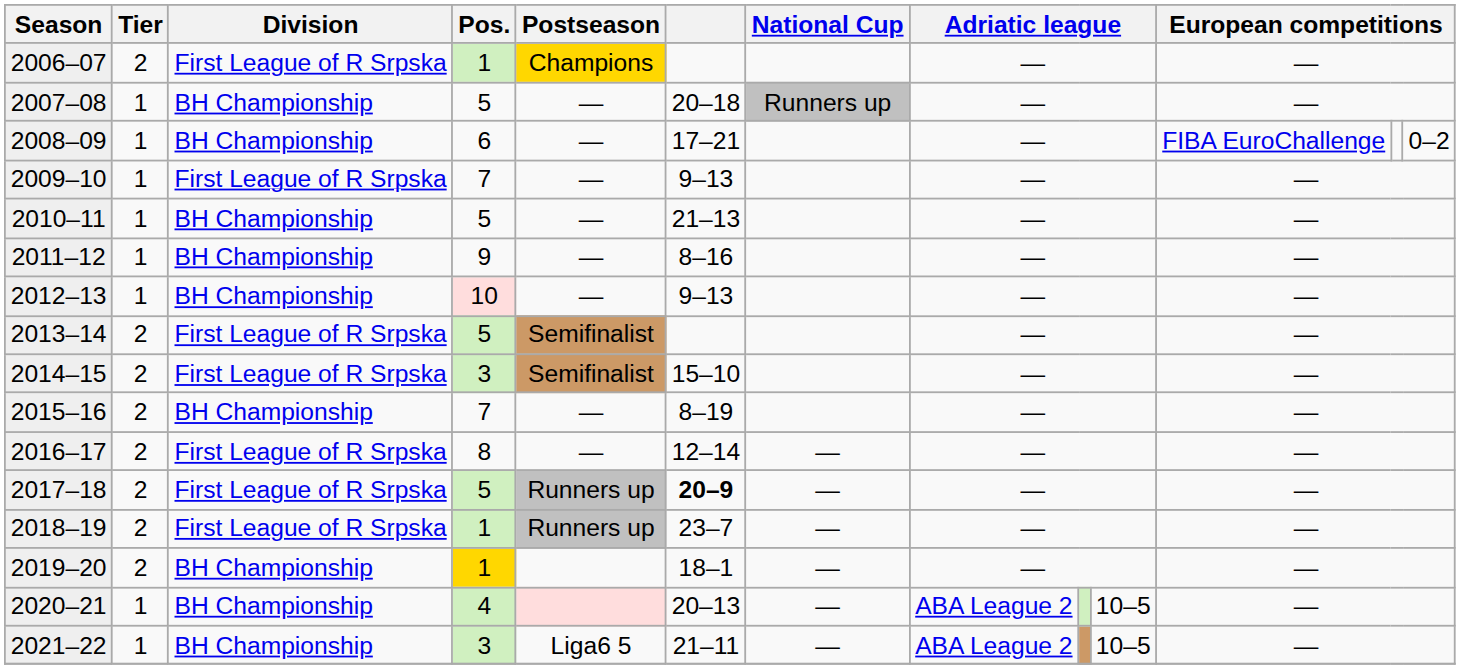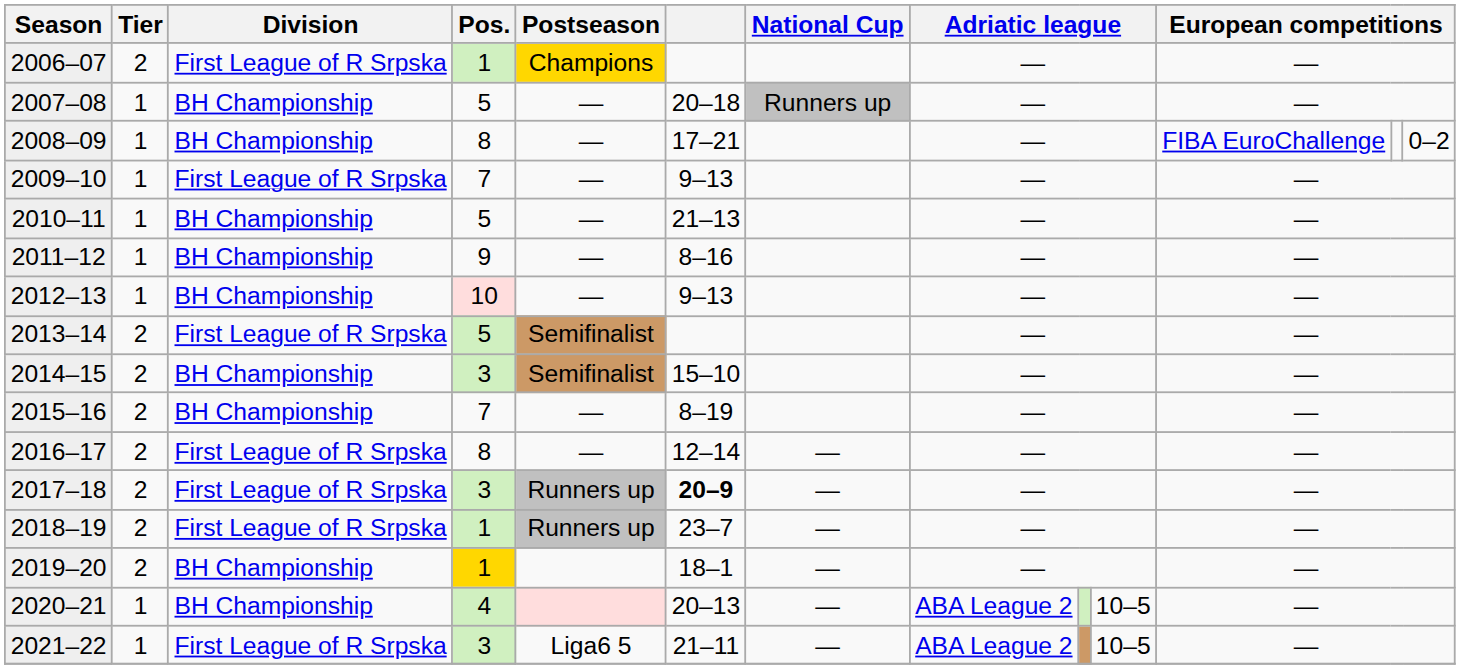(484, 140) 6 -> (484, 140) 8
(311, 373) First League of R Srpska -> (274, 373) BH Championship
(484, 490) 5 -> (484, 490) 3
(274, 645) BH Championship -> (311, 645) First League of R Srpska
